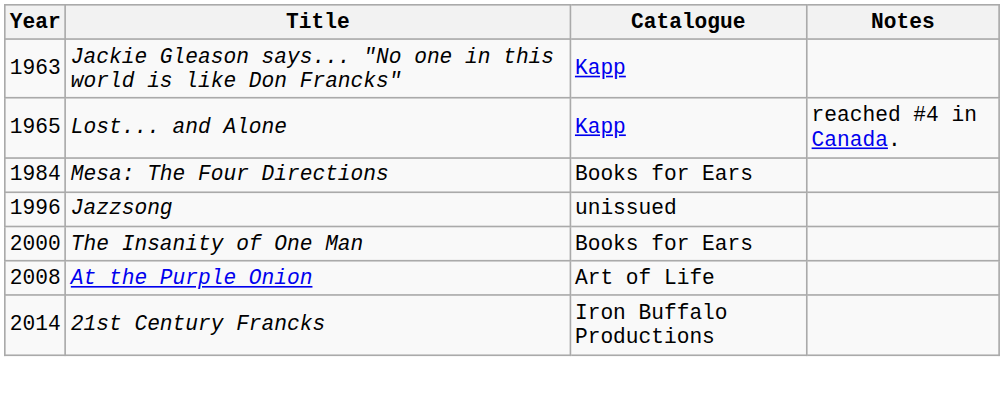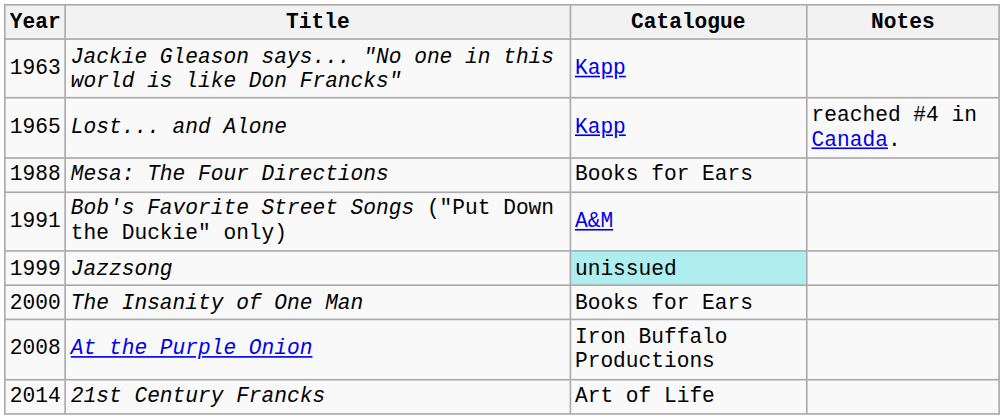(35, 175) 1984 -> (35, 175) 1988
+ row: (312, 221)
(35, 209) 1996 -> (35, 268) 1999
(626, 209) no background -> (626, 268) paleturquoise background
(645, 278) Art of Life -> (651, 349) Iron Buffalo Productions
(651, 325) Iron Buffalo Productions -> (645, 396) Art of Life
